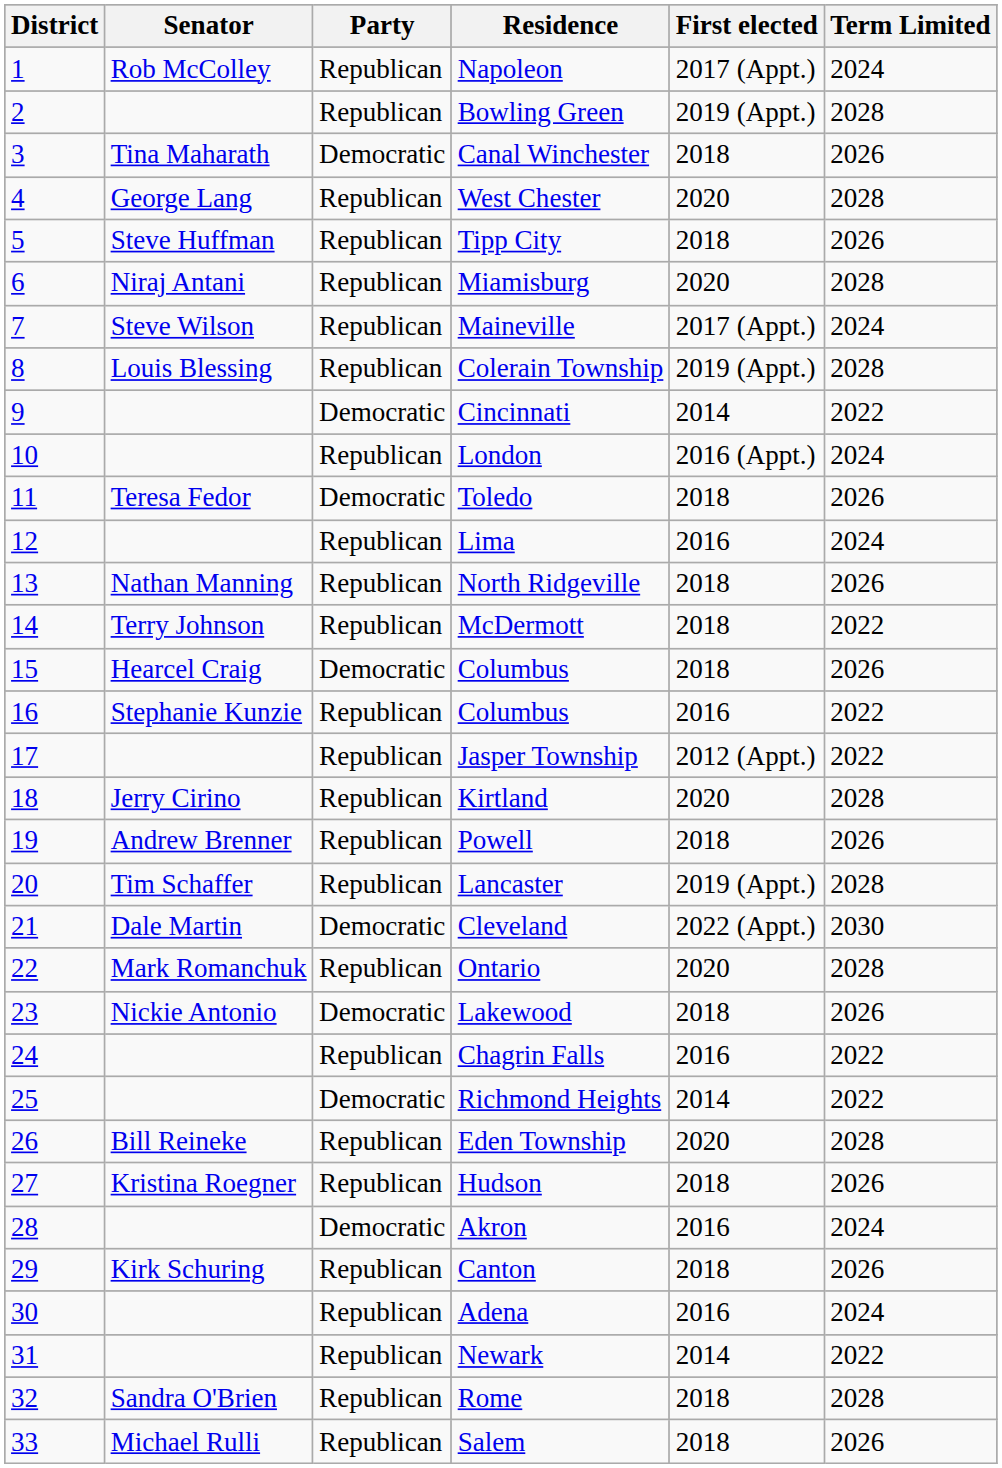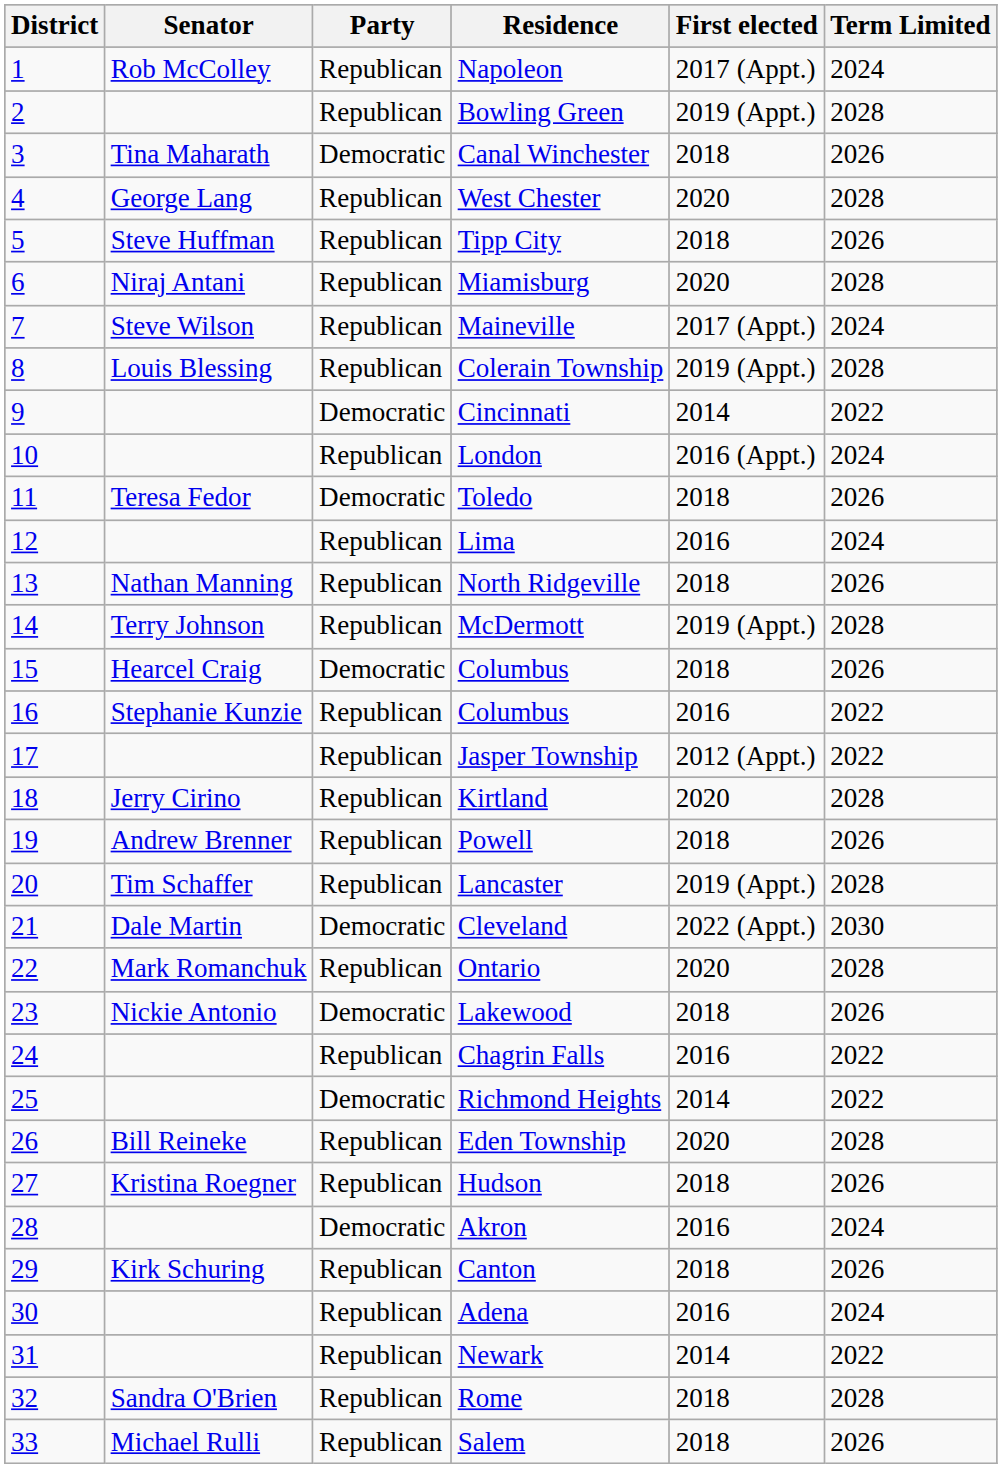(703, 626) 2018 -> (746, 626) 2019 (Appt.)
(857, 626) 2022 -> (857, 626) 2028
